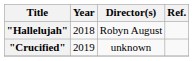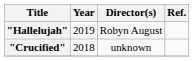(84, 30) 2018 -> (84, 30) 2019
(84, 47) 2019 -> (84, 47) 2018
